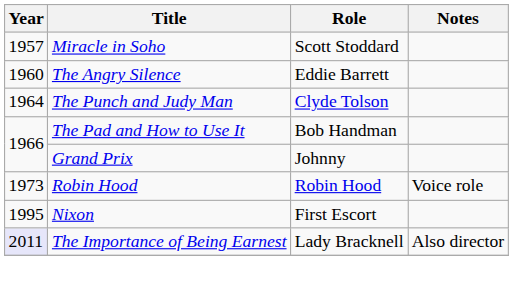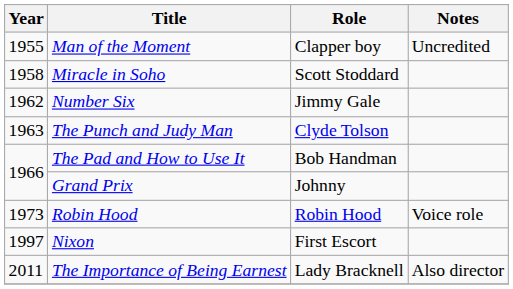+ row: (121, 46)
(26, 46) 1957 -> (26, 74) 1958
- row: (116, 74)
+ row: (93, 102)
(26, 102) 1964 -> (26, 130) 1963
(26, 213) 1995 -> (26, 241) 1997
(26, 241) lavender background -> (26, 269) no background
